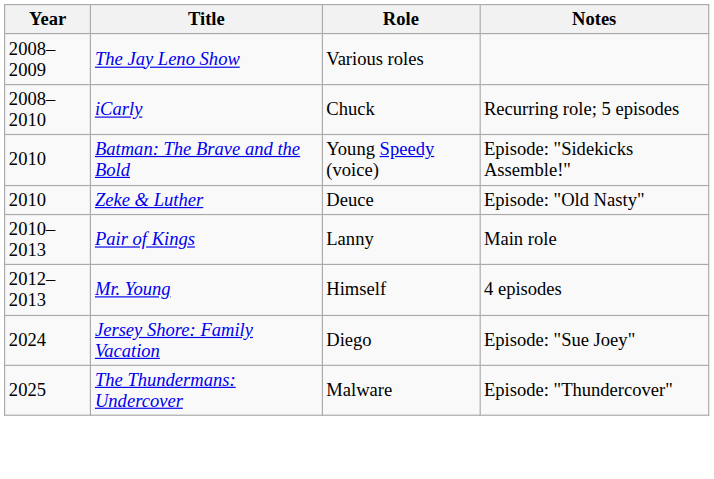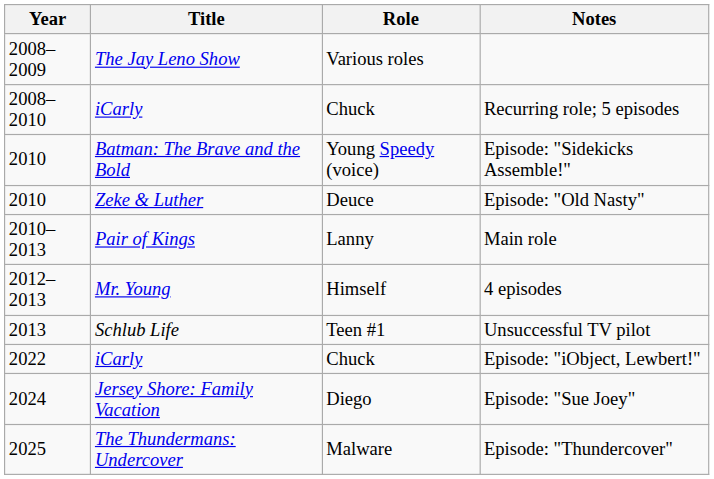+ row: (567, 329)
+ row: (592, 359)
